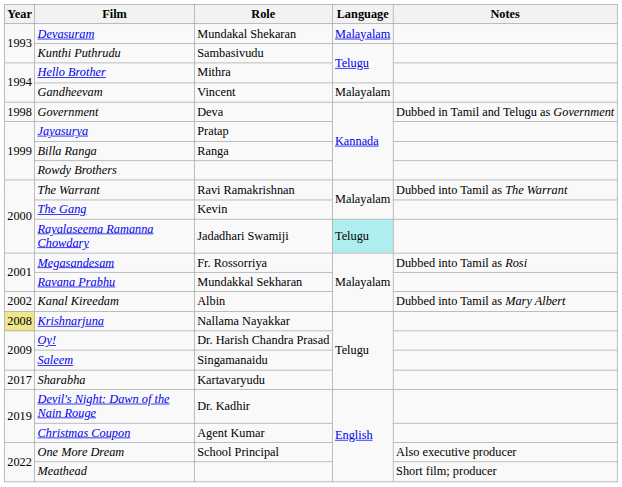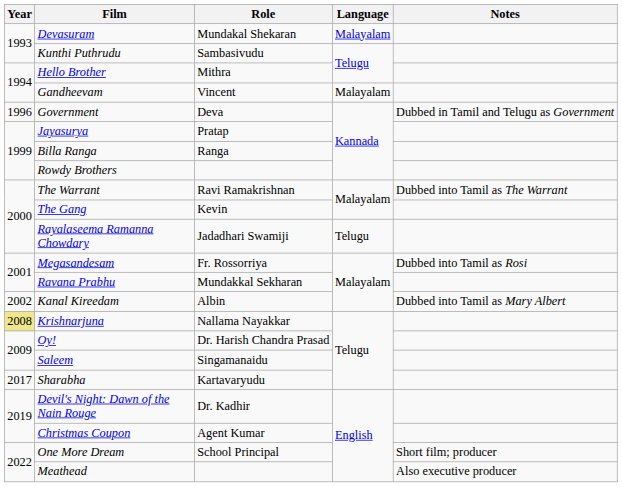(20, 111) 1998 -> (20, 111) 1996
(352, 236) paleturquoise background -> (352, 236) no background
(456, 452) Also executive producer -> (446, 452) Short film; producer
(446, 471) Short film; producer -> (456, 471) Also executive producer
